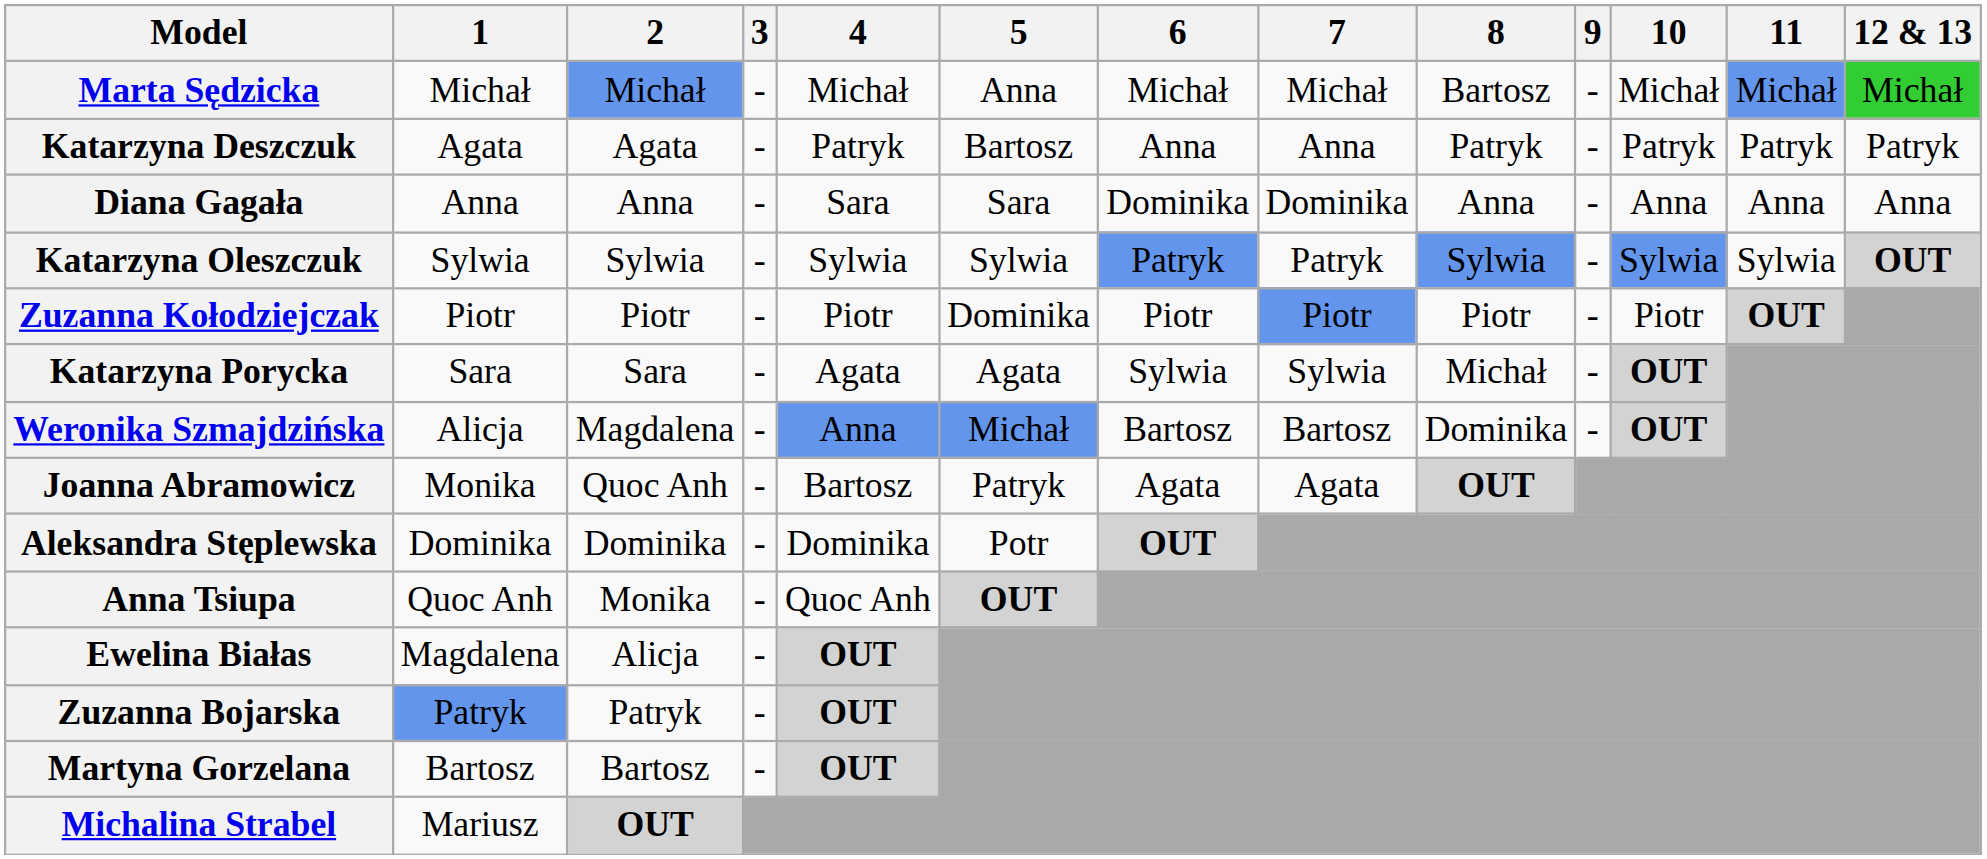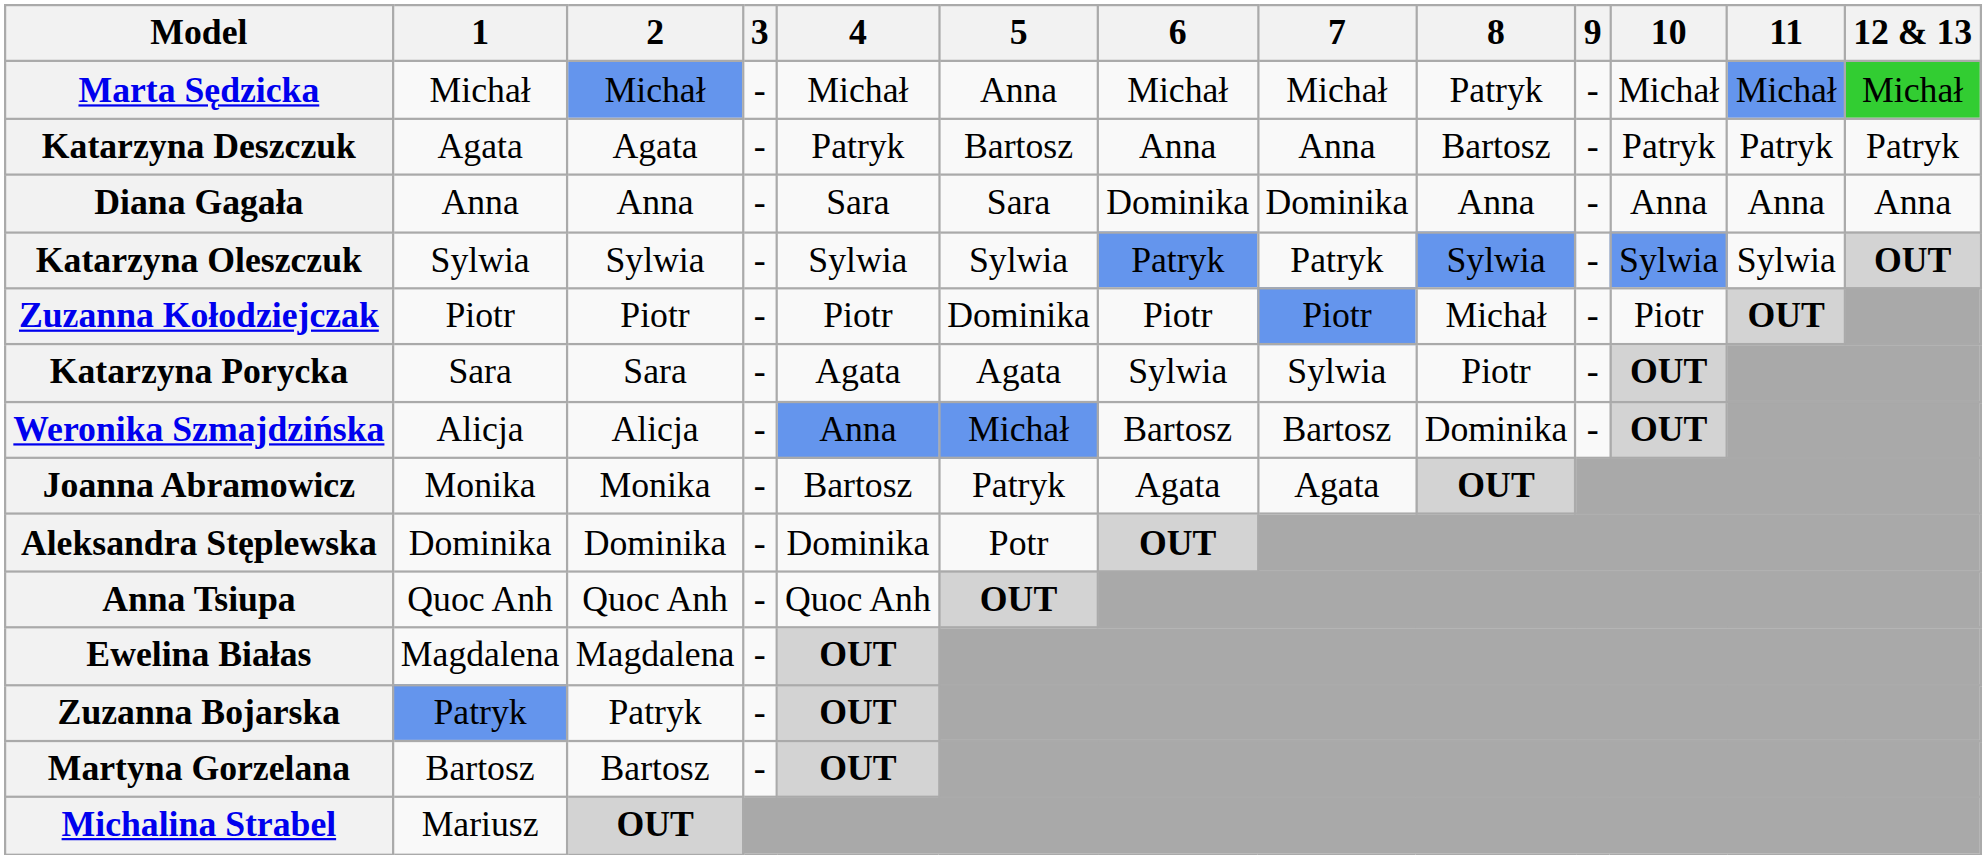(1496, 89) Bartosz -> (1496, 89) Patryk
(1496, 145) Patryk -> (1496, 145) Bartosz
(1496, 315) Piotr -> (1496, 315) Michał
(1496, 372) Michał -> (1496, 372) Piotr
(655, 428) Magdalena -> (655, 428) Alicja
(655, 485) Quoc Anh -> (655, 485) Monika
(655, 598) Monika -> (655, 598) Quoc Anh
(655, 655) Alicja -> (655, 655) Magdalena
